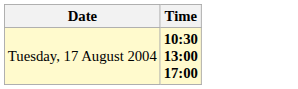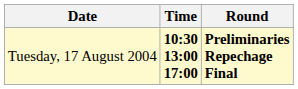+ column: (247, 16)
